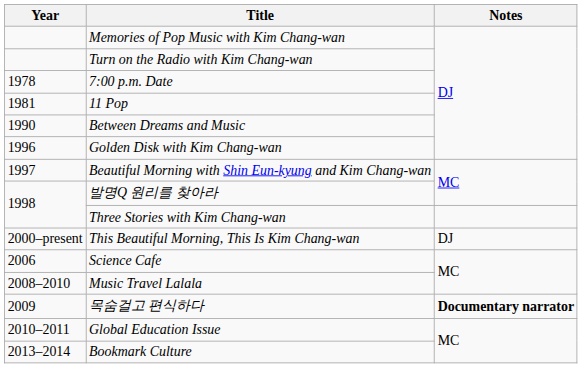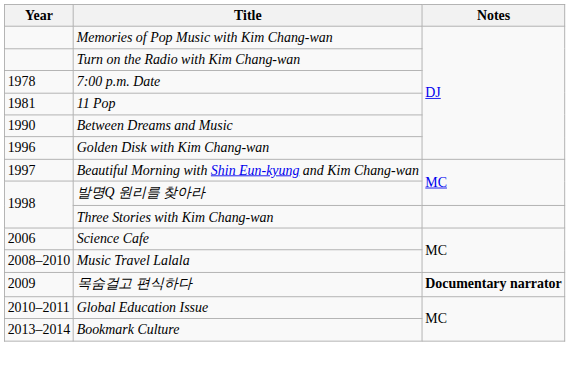- row: (224, 238)
